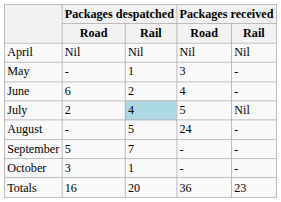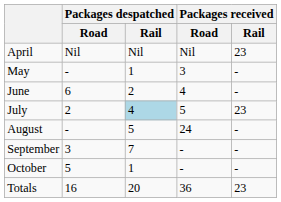(242, 52) Nil -> (240, 52) 23
(242, 110) Nil -> (240, 110) 23
(68, 149) 5 -> (68, 149) 3
(68, 168) 3 -> (68, 168) 5
